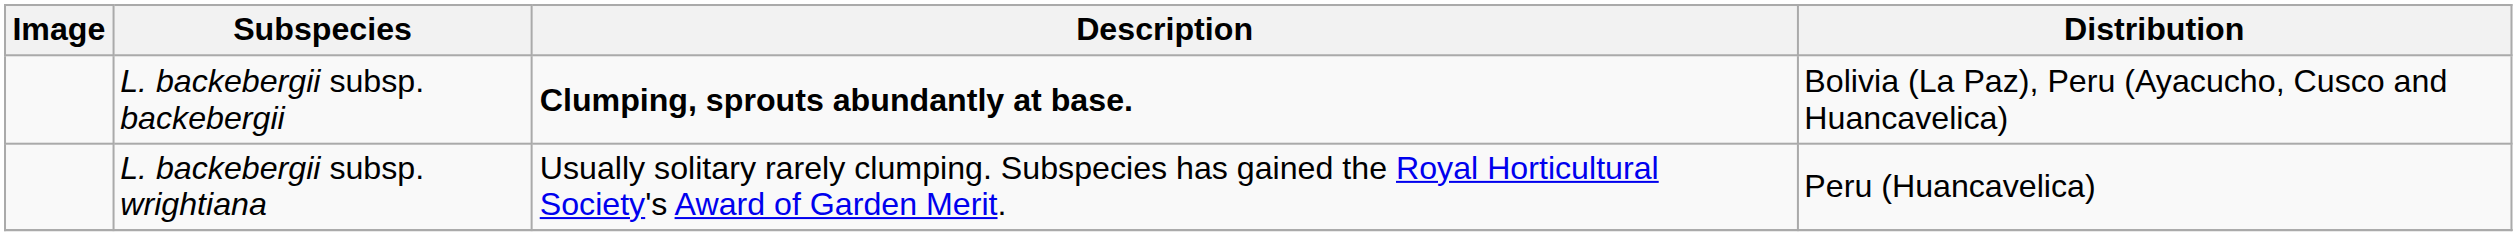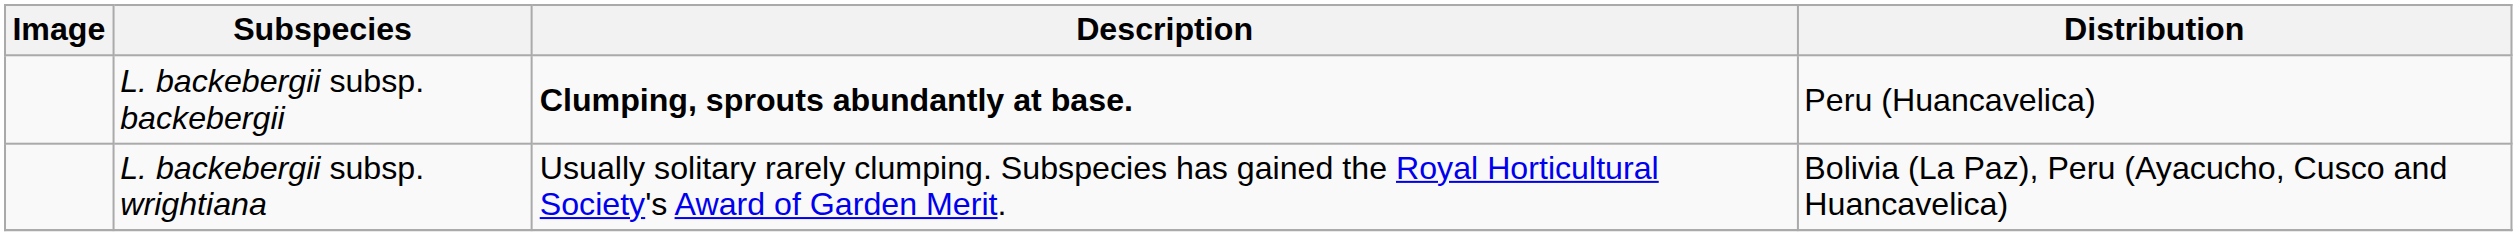(2126, 99) Bolivia (La Paz), Peru (Ayacucho, Cusco and Huancavelica) -> (1950, 99) Peru (Huancavelica)
(1950, 186) Peru (Huancavelica) -> (2126, 186) Bolivia (La Paz), Peru (Ayacucho, Cusco and Huancavelica)
